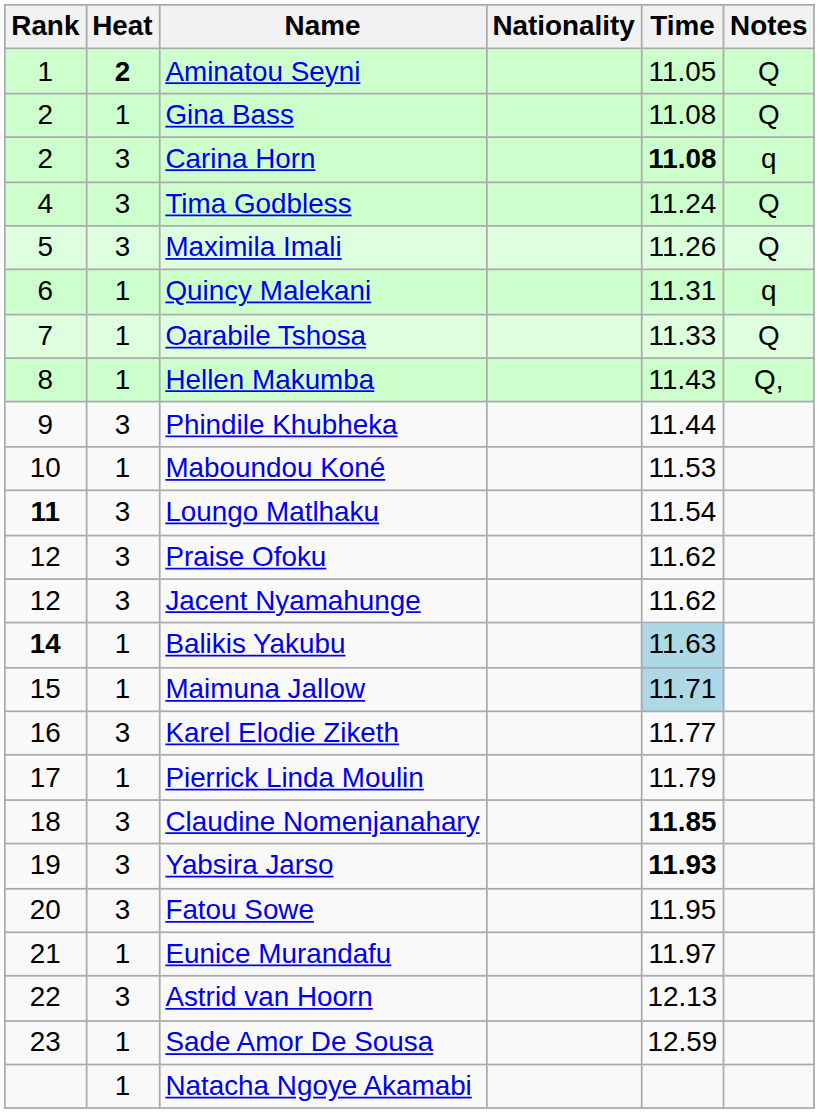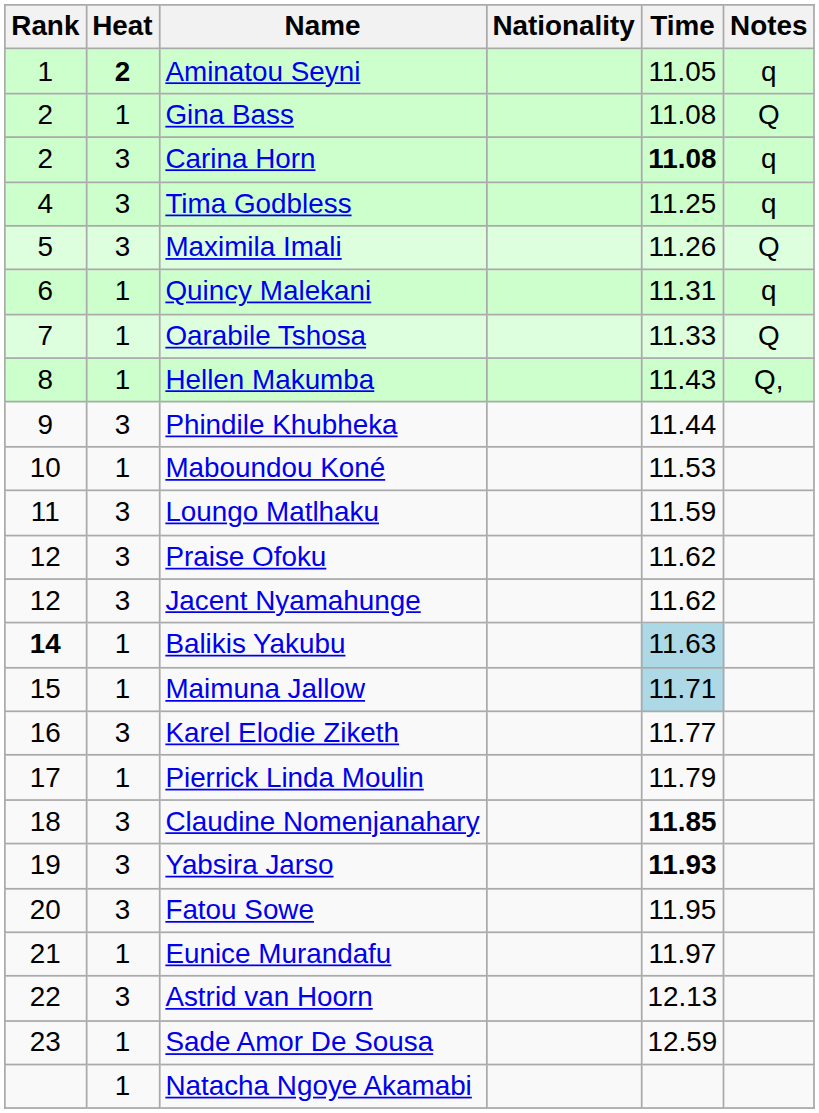(769, 70) Q -> (769, 70) q
(682, 203) 11.24 -> (682, 203) 11.25
(769, 203) Q -> (769, 203) q
(45, 512) bold -> (45, 512) normal
(682, 512) 11.54 -> (682, 512) 11.59
